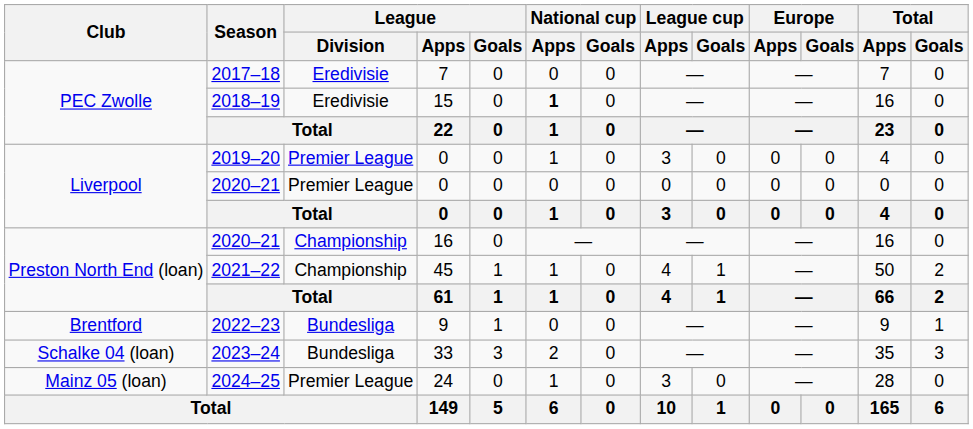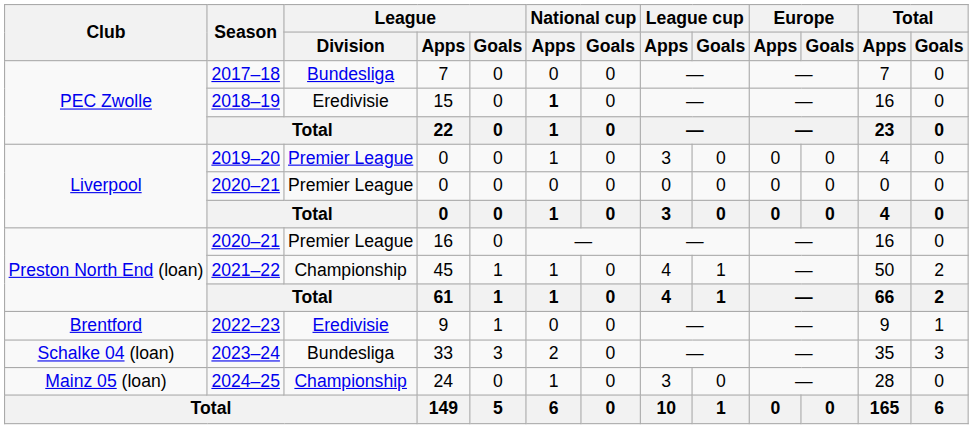(351, 74) Eredivisie -> (351, 74) Bundesliga
(351, 241) Championship -> (351, 241) Premier League
(351, 325) Bundesliga -> (351, 325) Eredivisie
(351, 381) Premier League -> (351, 381) Championship
